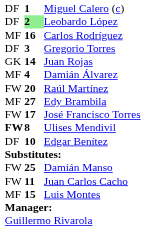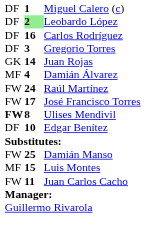(13, 35) MF -> (12, 35) DF
(30, 88) 20 -> (30, 88) 24
- row: (75, 101)
rows swapped: (86, 181) <-> (72, 194)
